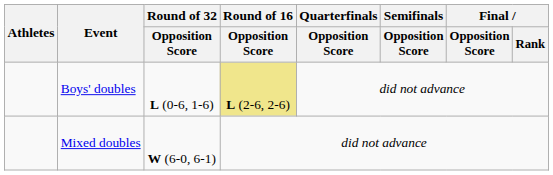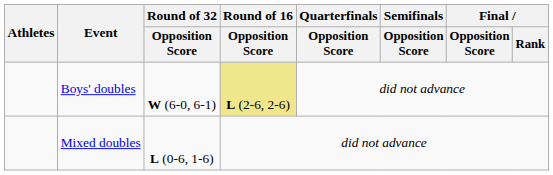(182, 105) L (0-6, 1-6) -> (182, 105) W (6-0, 6-1)
(182, 159) W (6-0, 6-1) -> (182, 159) L (0-6, 1-6)
